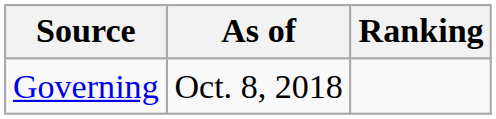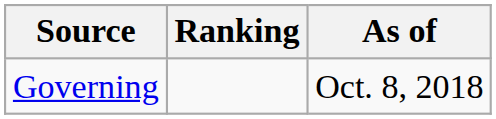columns swapped: (421, 31) <-> (259, 31)
